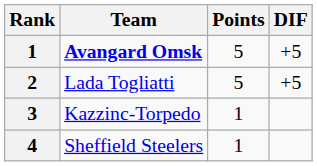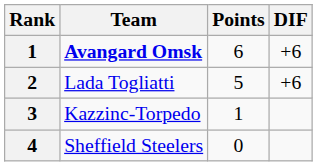(238, 51) 5 -> (238, 51) 6
(291, 51) +5 -> (291, 51) +6
(291, 82) +5 -> (291, 82) +6
(238, 144) 1 -> (238, 144) 0
